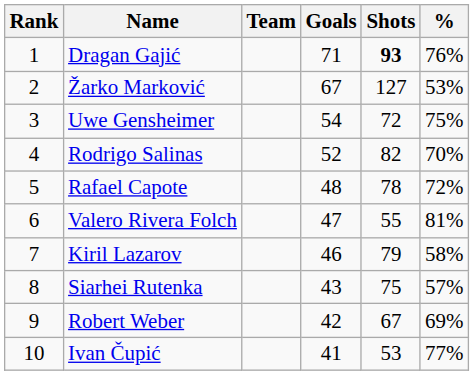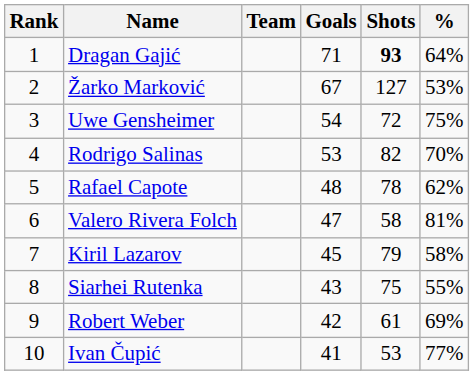(444, 54) 76% -> (444, 54) 64%
(331, 154) 52 -> (331, 154) 53
(444, 187) 72% -> (444, 187) 62%
(391, 220) 55 -> (391, 220) 58
(331, 253) 46 -> (331, 253) 45
(444, 287) 57% -> (444, 287) 55%
(391, 320) 67 -> (391, 320) 61
